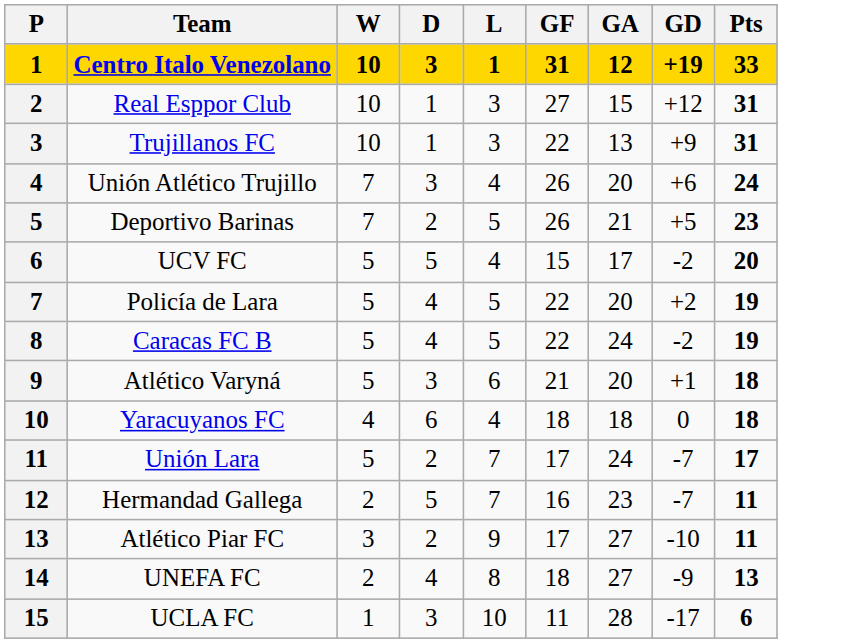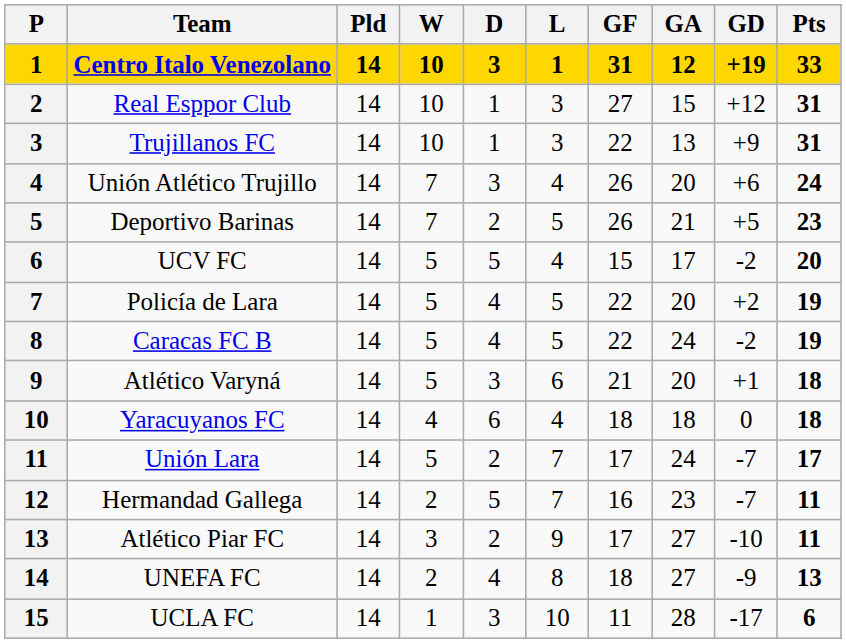+ column: (368, 24)
